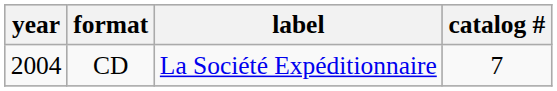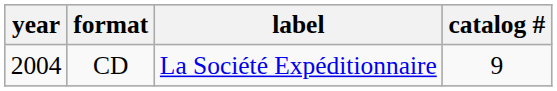(497, 65) 7 -> (497, 65) 9
